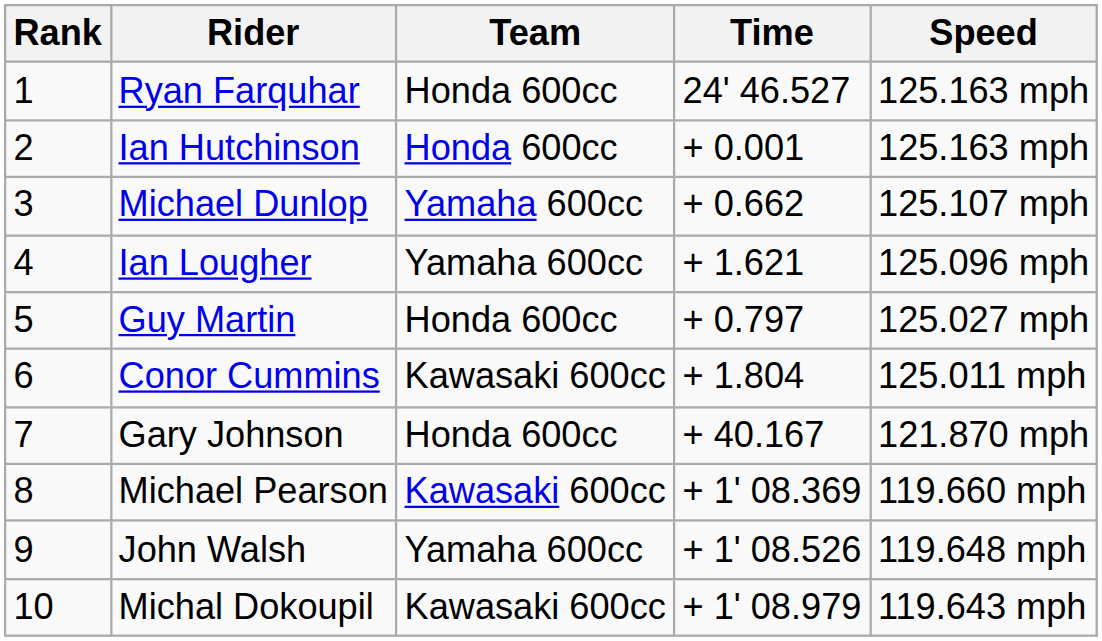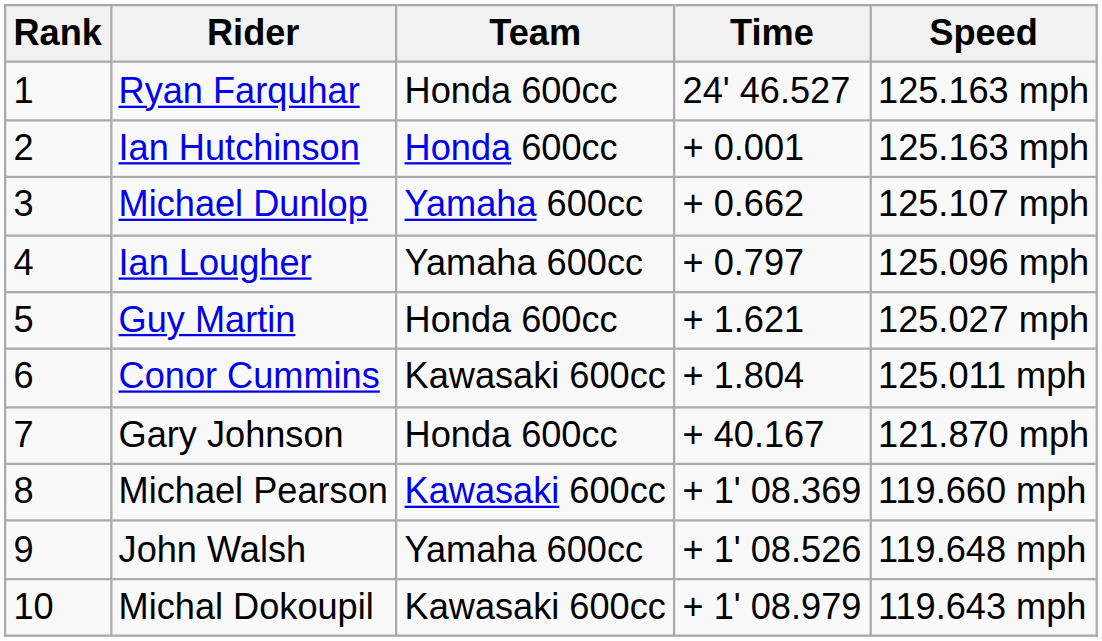(743, 262) + 1.621 -> (743, 262) + 0.797
(743, 319) + 0.797 -> (743, 319) + 1.621
